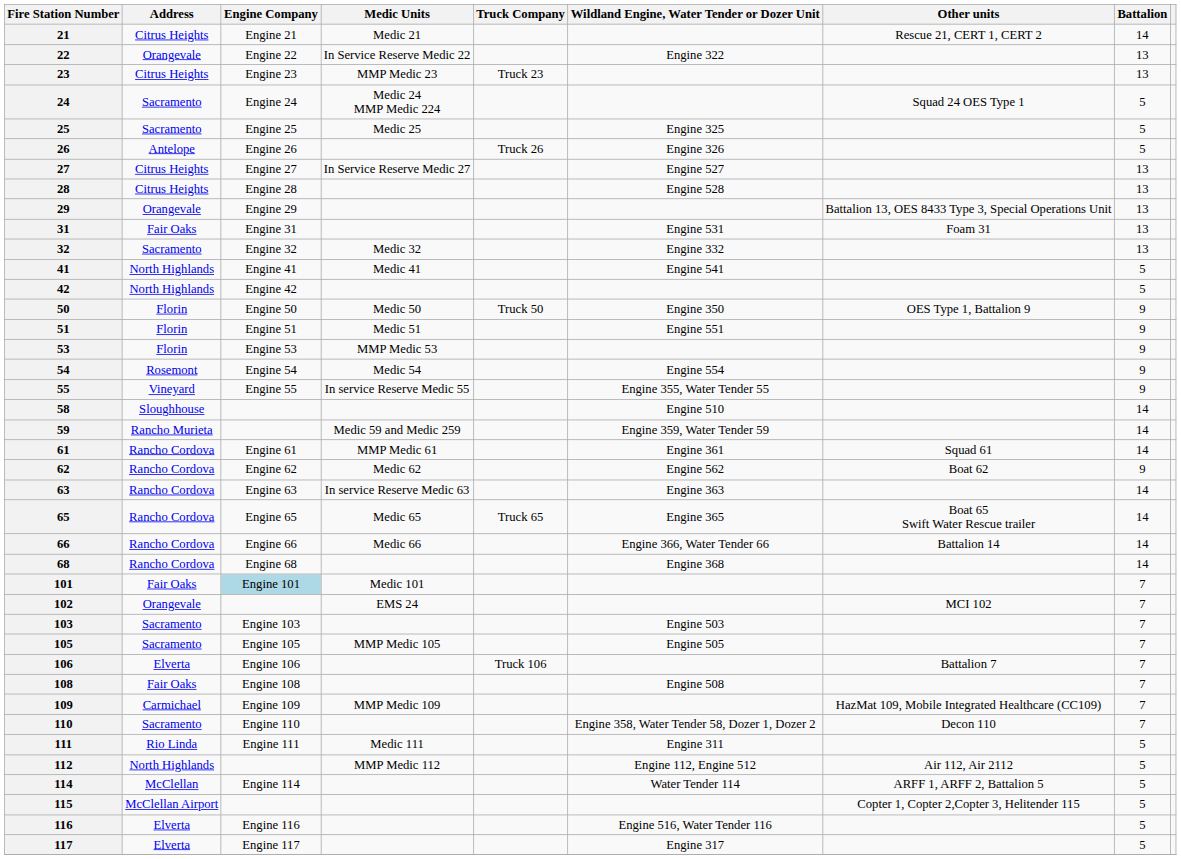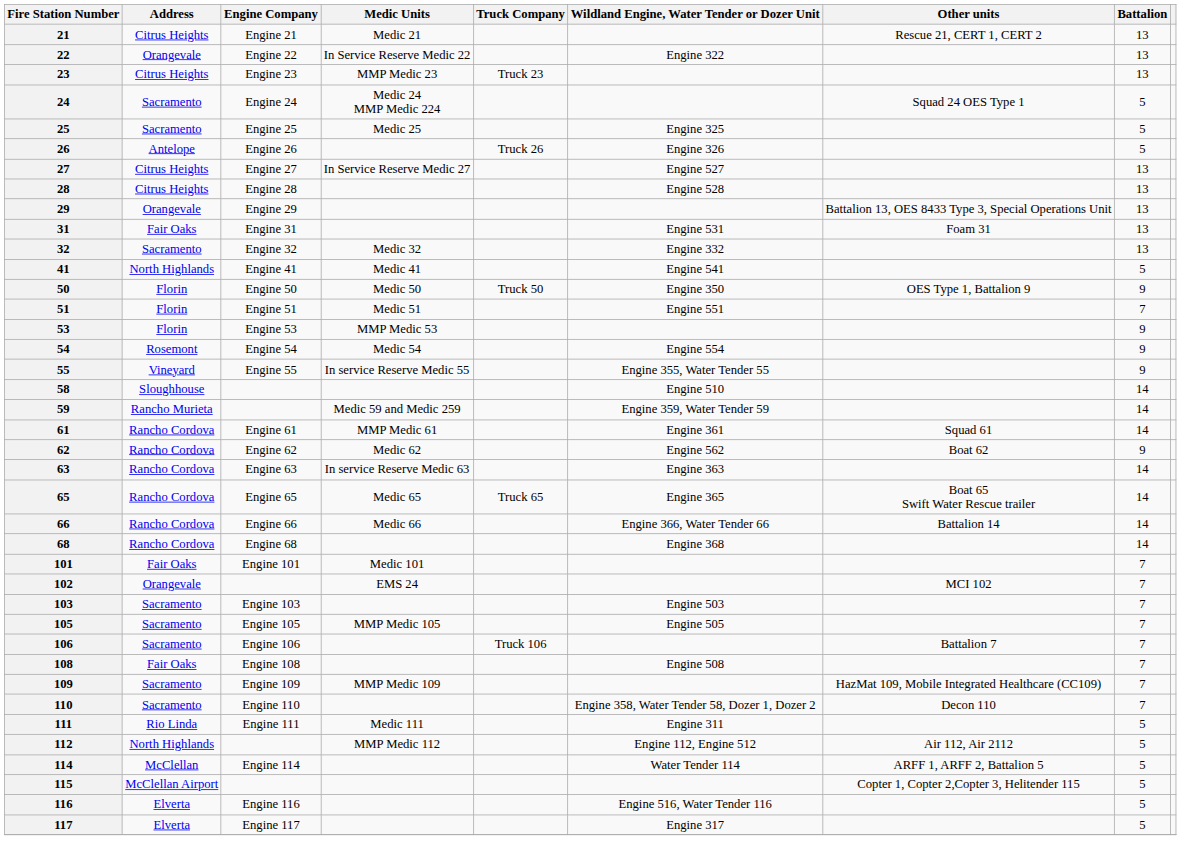(1142, 34) 14 -> (1142, 34) 13
- row: (63, 289)
(1142, 329) 9 -> (1142, 309) 7
(271, 584) lightblue background -> (271, 564) no background
(172, 664) Elverta -> (172, 644) Sacramento
(172, 704) Carmichael -> (172, 684) Sacramento
